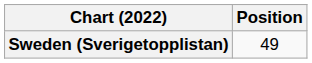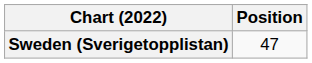(270, 44) 49 -> (270, 44) 47
